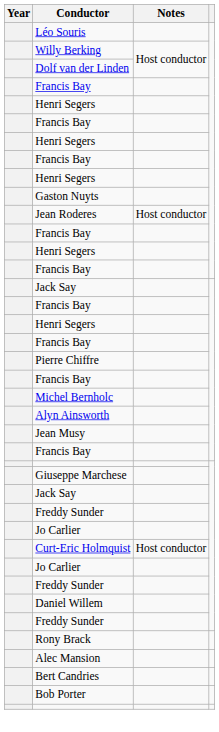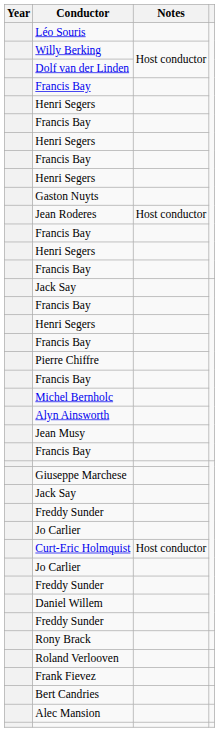+ row: (77, 658)
+ row: (66, 676)
rows swapped: (67, 676) <-> (68, 658)
- row: (60, 694)
